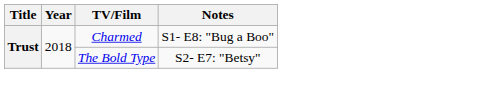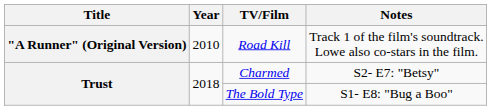+ row: (264, 44)
(218, 36) S1- E8: "Bug a Boo" -> (396, 72) S2- E7: "Betsy"
(218, 57) S2- E7: "Betsy" -> (396, 94) S1- E8: "Bug a Boo"
